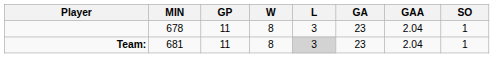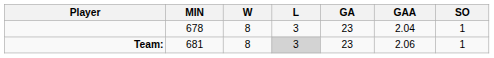- column: (225, 12)
(413, 45) 2.04 -> (405, 45) 2.06
